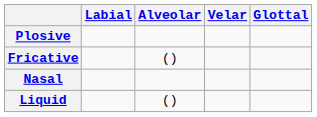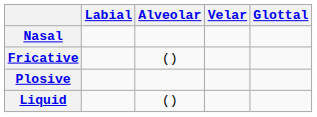rows swapped: (43, 37) <-> (43, 79)
